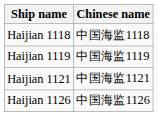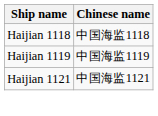- row: (39, 100)
